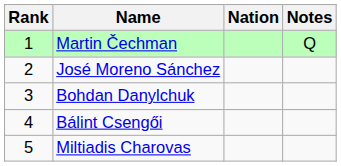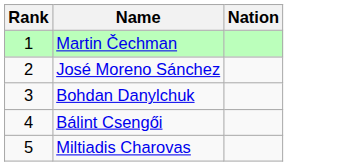- column: (310, 17)
